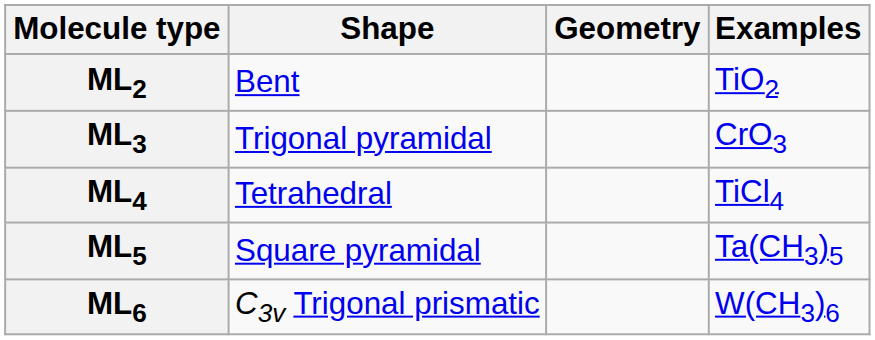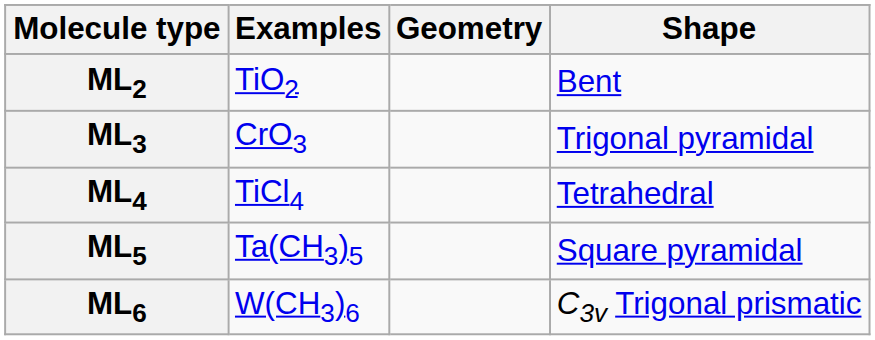columns swapped: (387, 29) <-> (788, 29)
